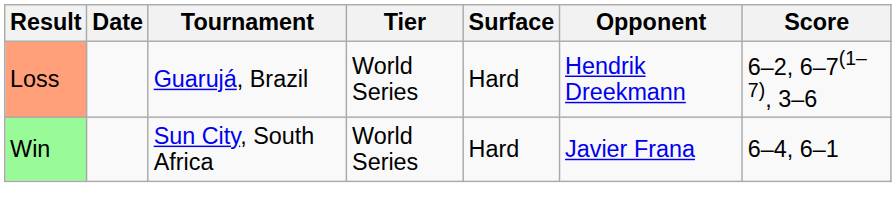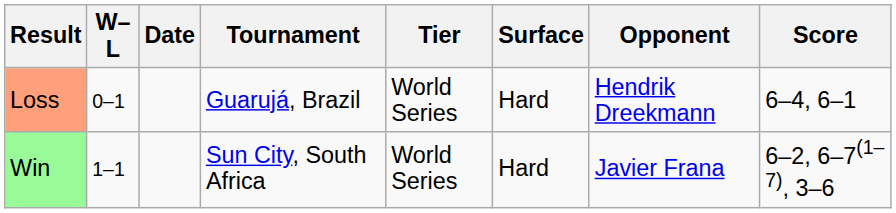+ column: (113, 36)
(807, 79) 6–2, 6–7(1–7), 3–6 -> (811, 99) 6–4, 6–1
(793, 149) 6–4, 6–1 -> (825, 169) 6–2, 6–7(1–7), 3–6
